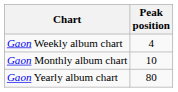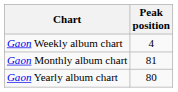(151, 60) 10 -> (151, 60) 81
